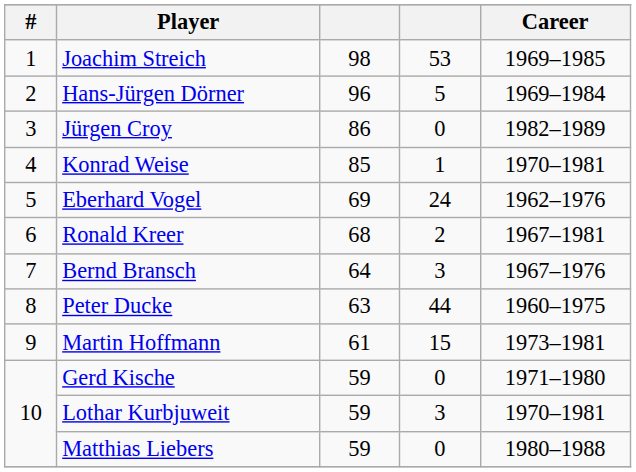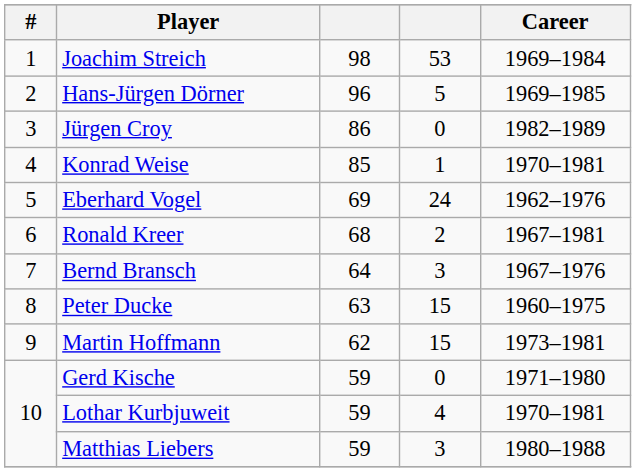(555, 57) 1969–1985 -> (555, 57) 1969–1984
(555, 93) 1969–1984 -> (555, 93) 1969–1985
(440, 306) 44 -> (440, 306) 15
(360, 341) 61 -> (360, 341) 62
(440, 413) 3 -> (440, 413) 4
(440, 448) 0 -> (440, 448) 3
